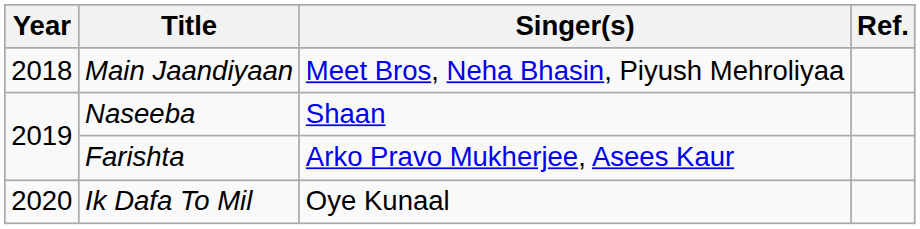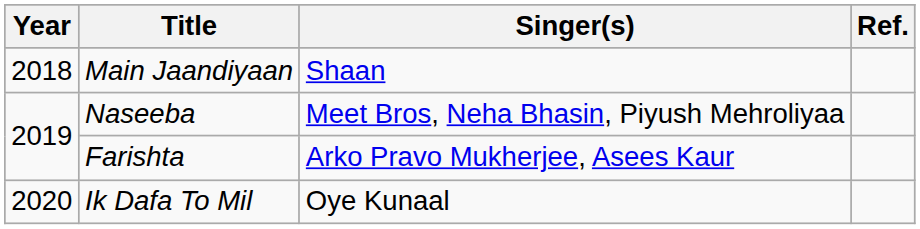(575, 69) Meet Bros, Neha Bhasin, Piyush Mehroliyaa -> (346, 69) Shaan
(346, 113) Shaan -> (575, 113) Meet Bros, Neha Bhasin, Piyush Mehroliyaa
